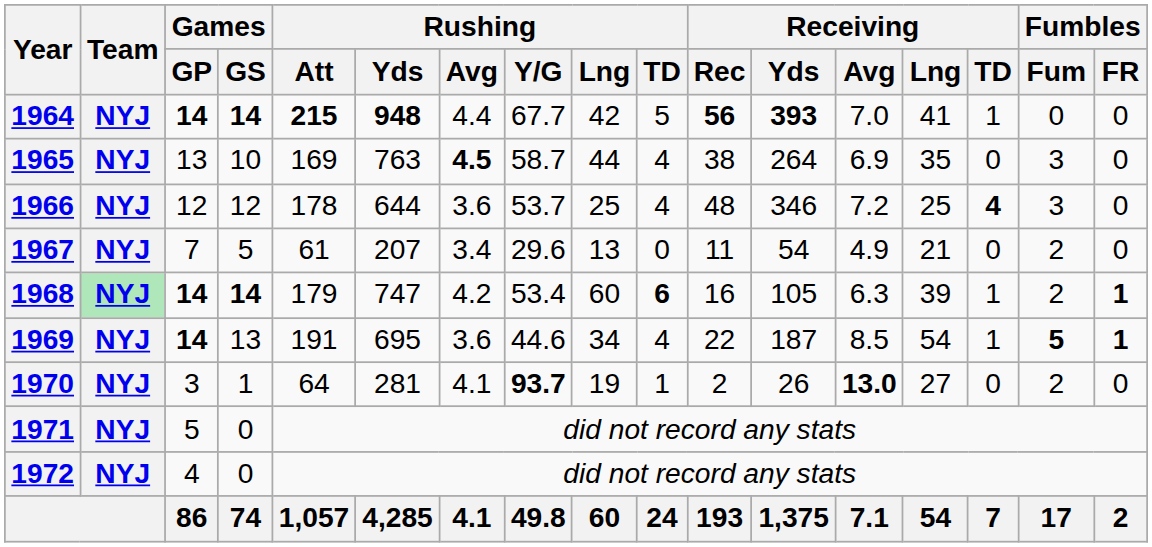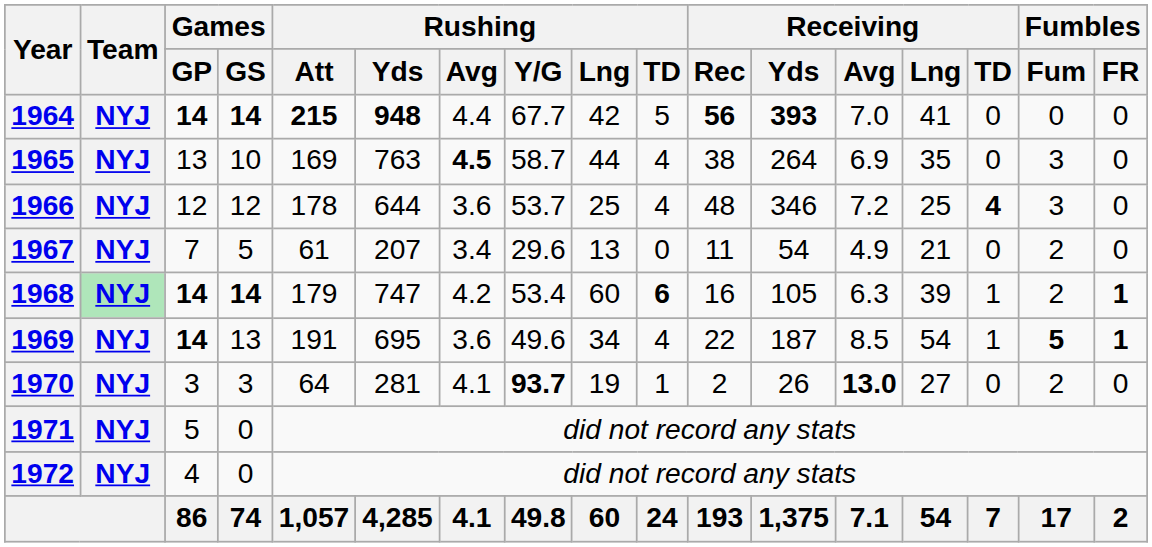(993, 116) 1 -> (993, 116) 0
(538, 339) 44.6 -> (538, 339) 49.6
(245, 384) 1 -> (245, 384) 3
